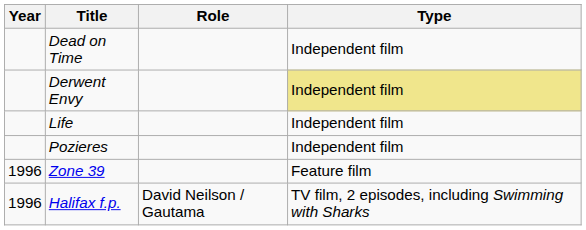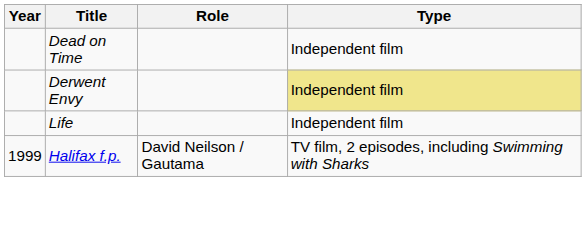- row: (78, 147)
- row: (77, 171)
(25, 203) 1996 -> (25, 155) 1999
